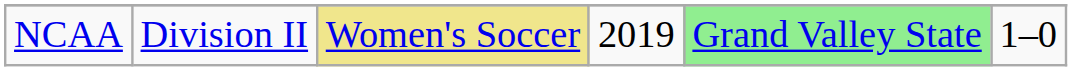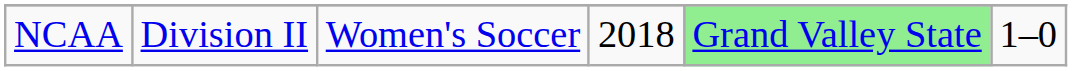(453, 34) khaki background -> (453, 34) no background
(636, 34) 2019 -> (636, 34) 2018
